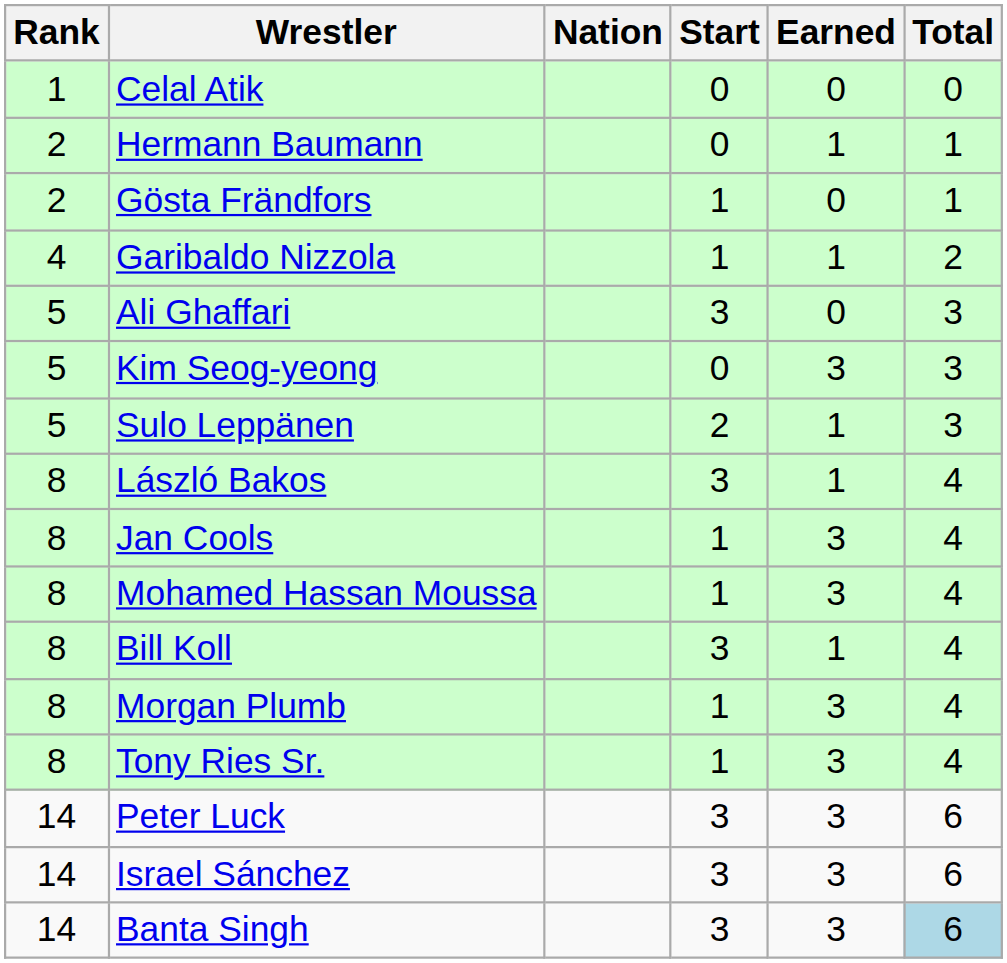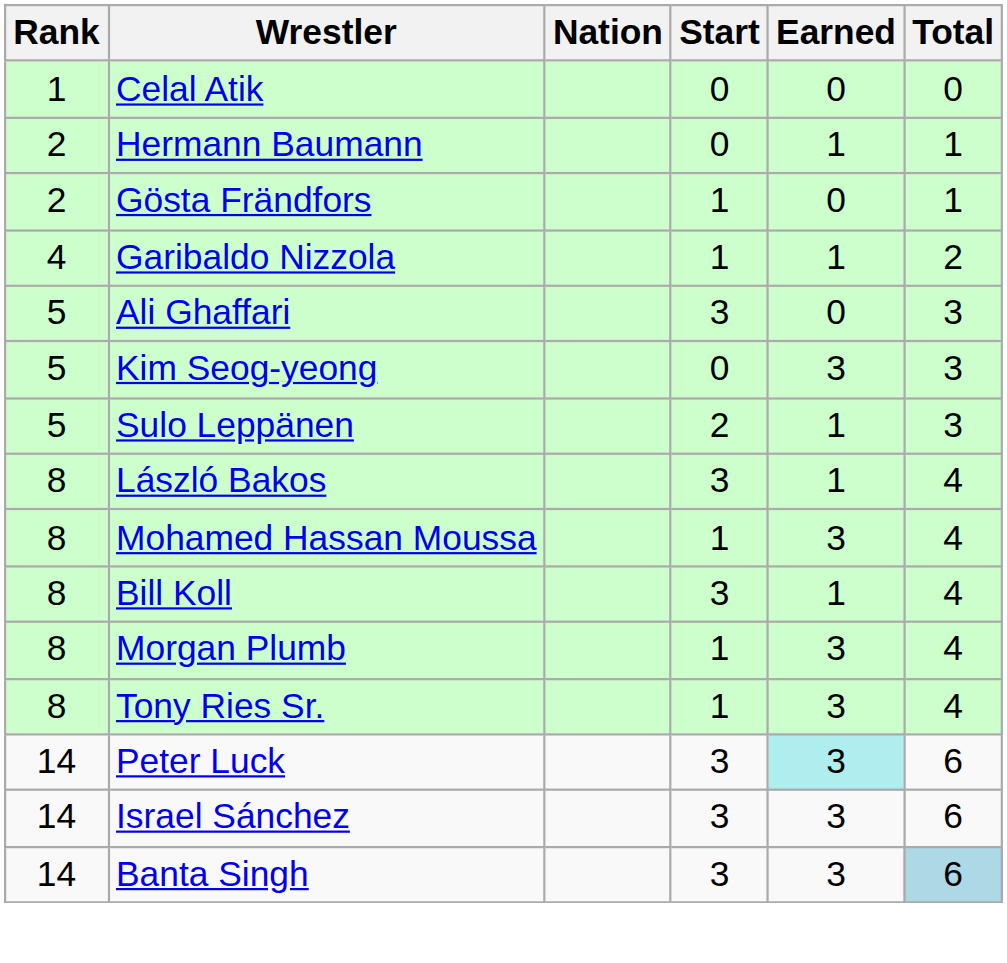- row: (195, 537)
(836, 817) no background -> (836, 761) paleturquoise background
